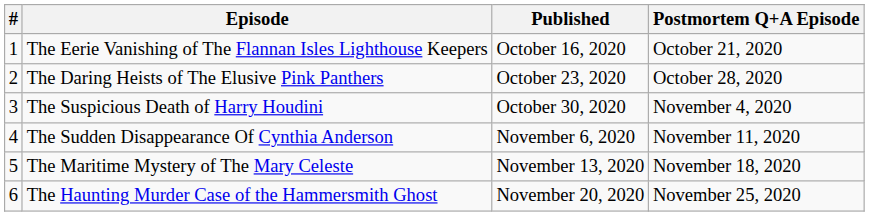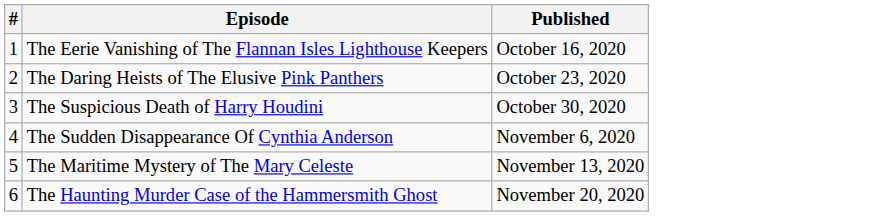- column: (756, 19)
